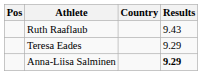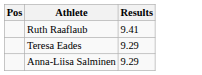- column: (139, 12)
(172, 29) 9.43 -> (130, 29) 9.41
(172, 62) bold -> (130, 62) normal
